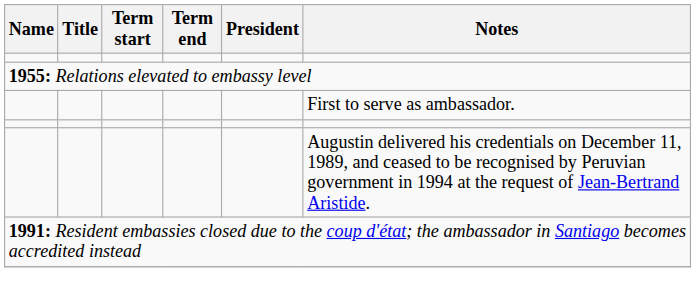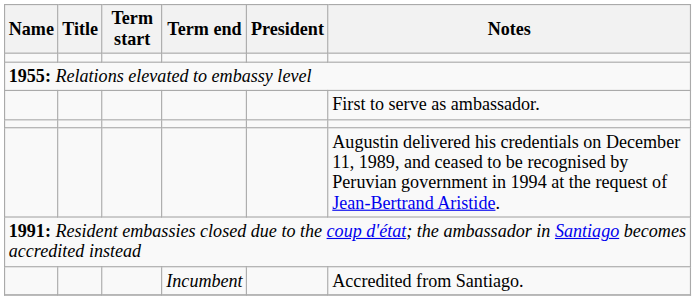+ row: (31, 281)
